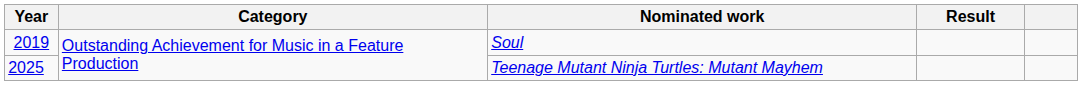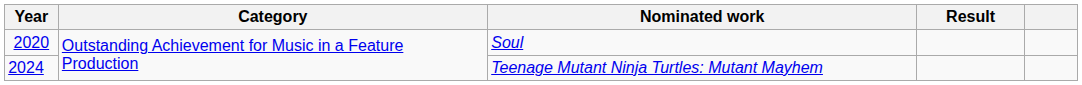(31, 42) 2019 -> (31, 42) 2020
(26, 67) 2025 -> (26, 67) 2024
